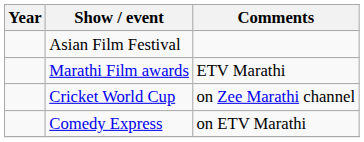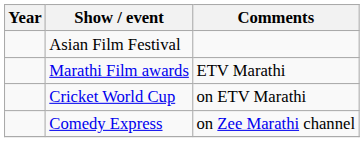(276, 96) on Zee Marathi channel -> (251, 96) on ETV Marathi
(251, 123) on ETV Marathi -> (276, 123) on Zee Marathi channel
